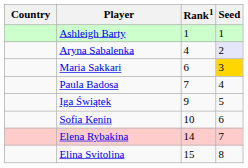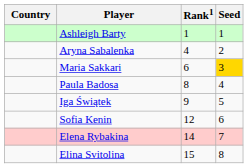(221, 50) lavender background -> (221, 50) no background
(186, 85) 7 -> (186, 85) 8
(189, 119) 10 -> (189, 119) 12
